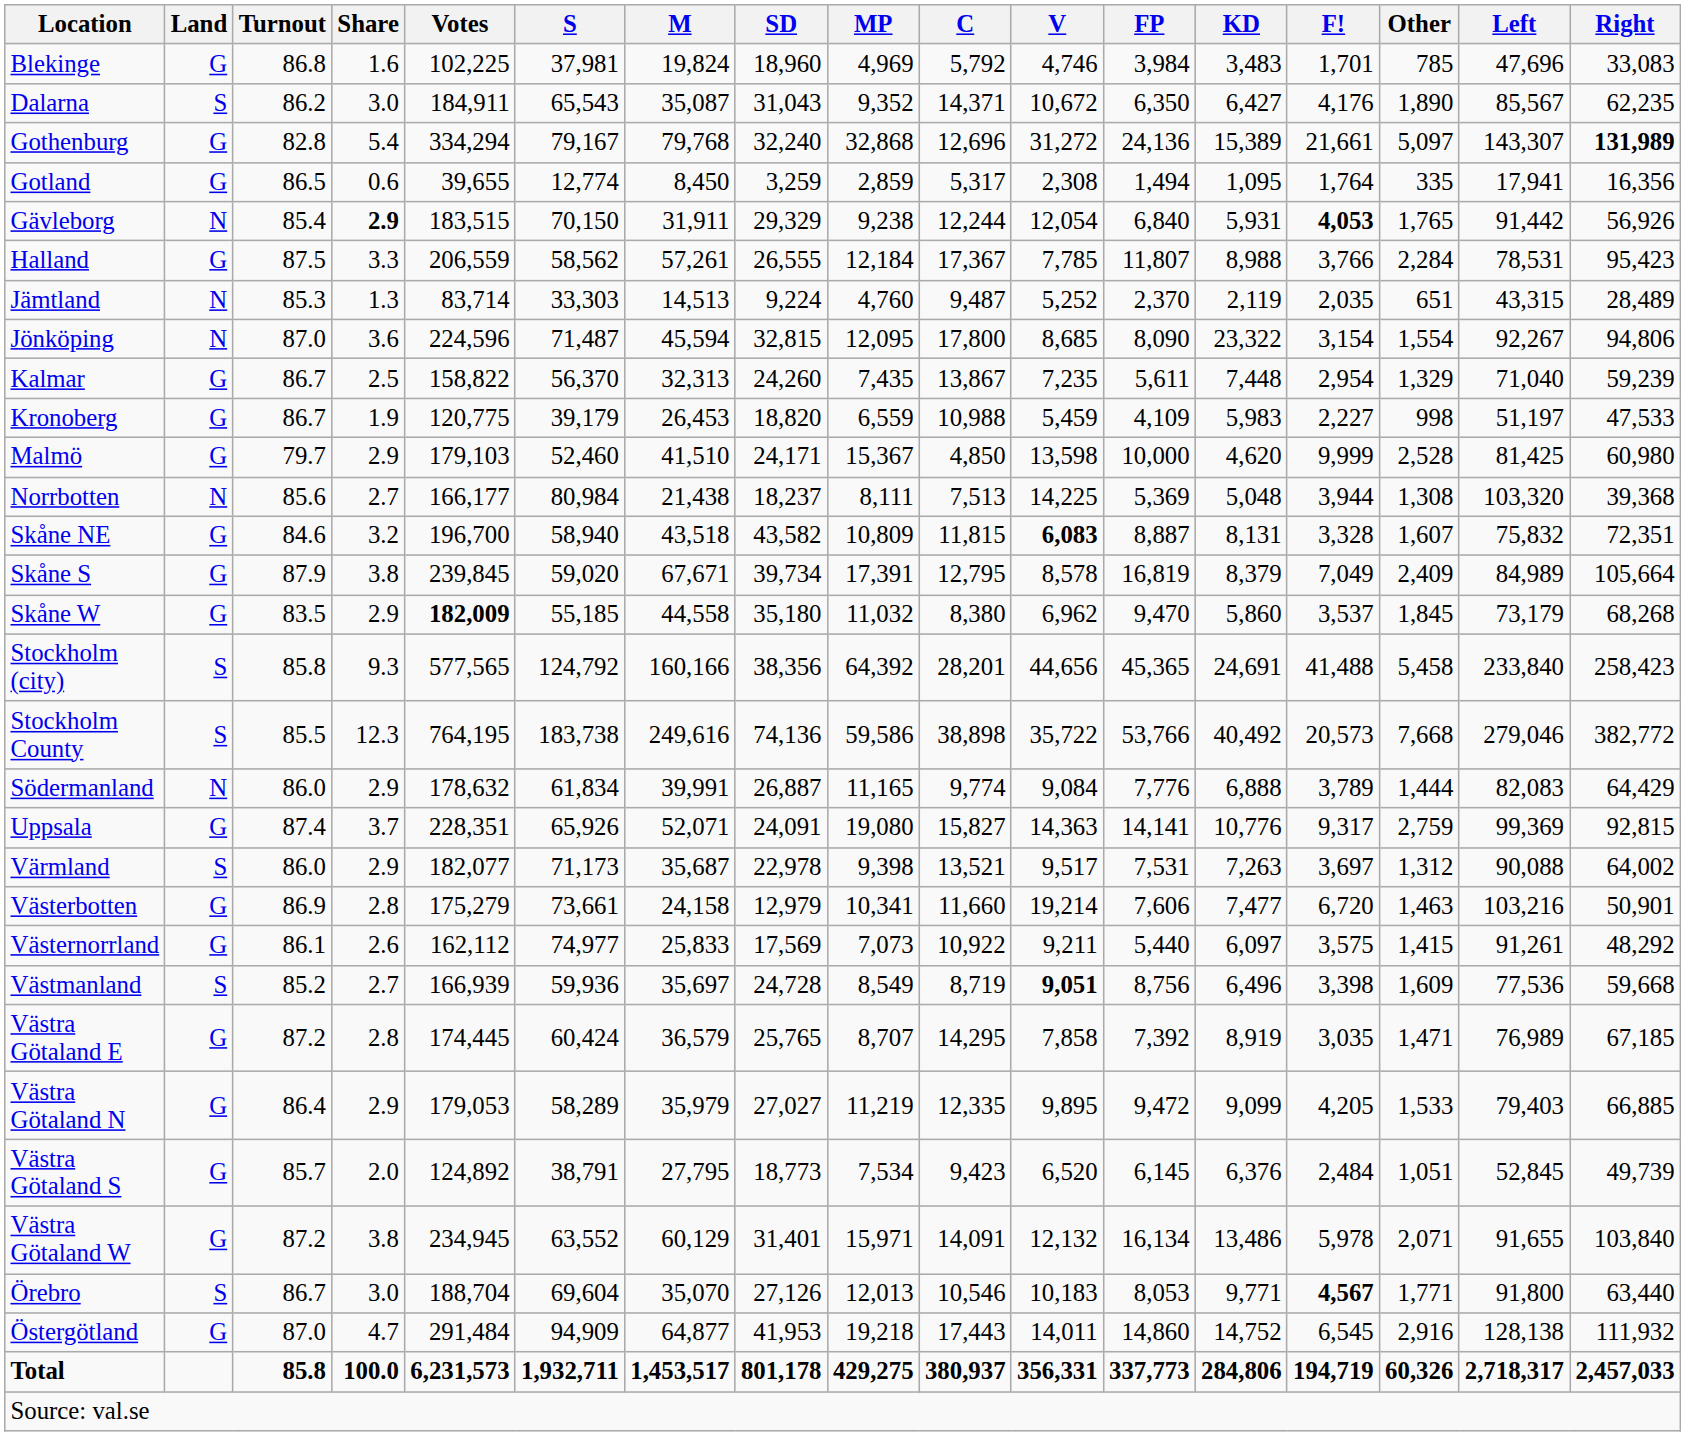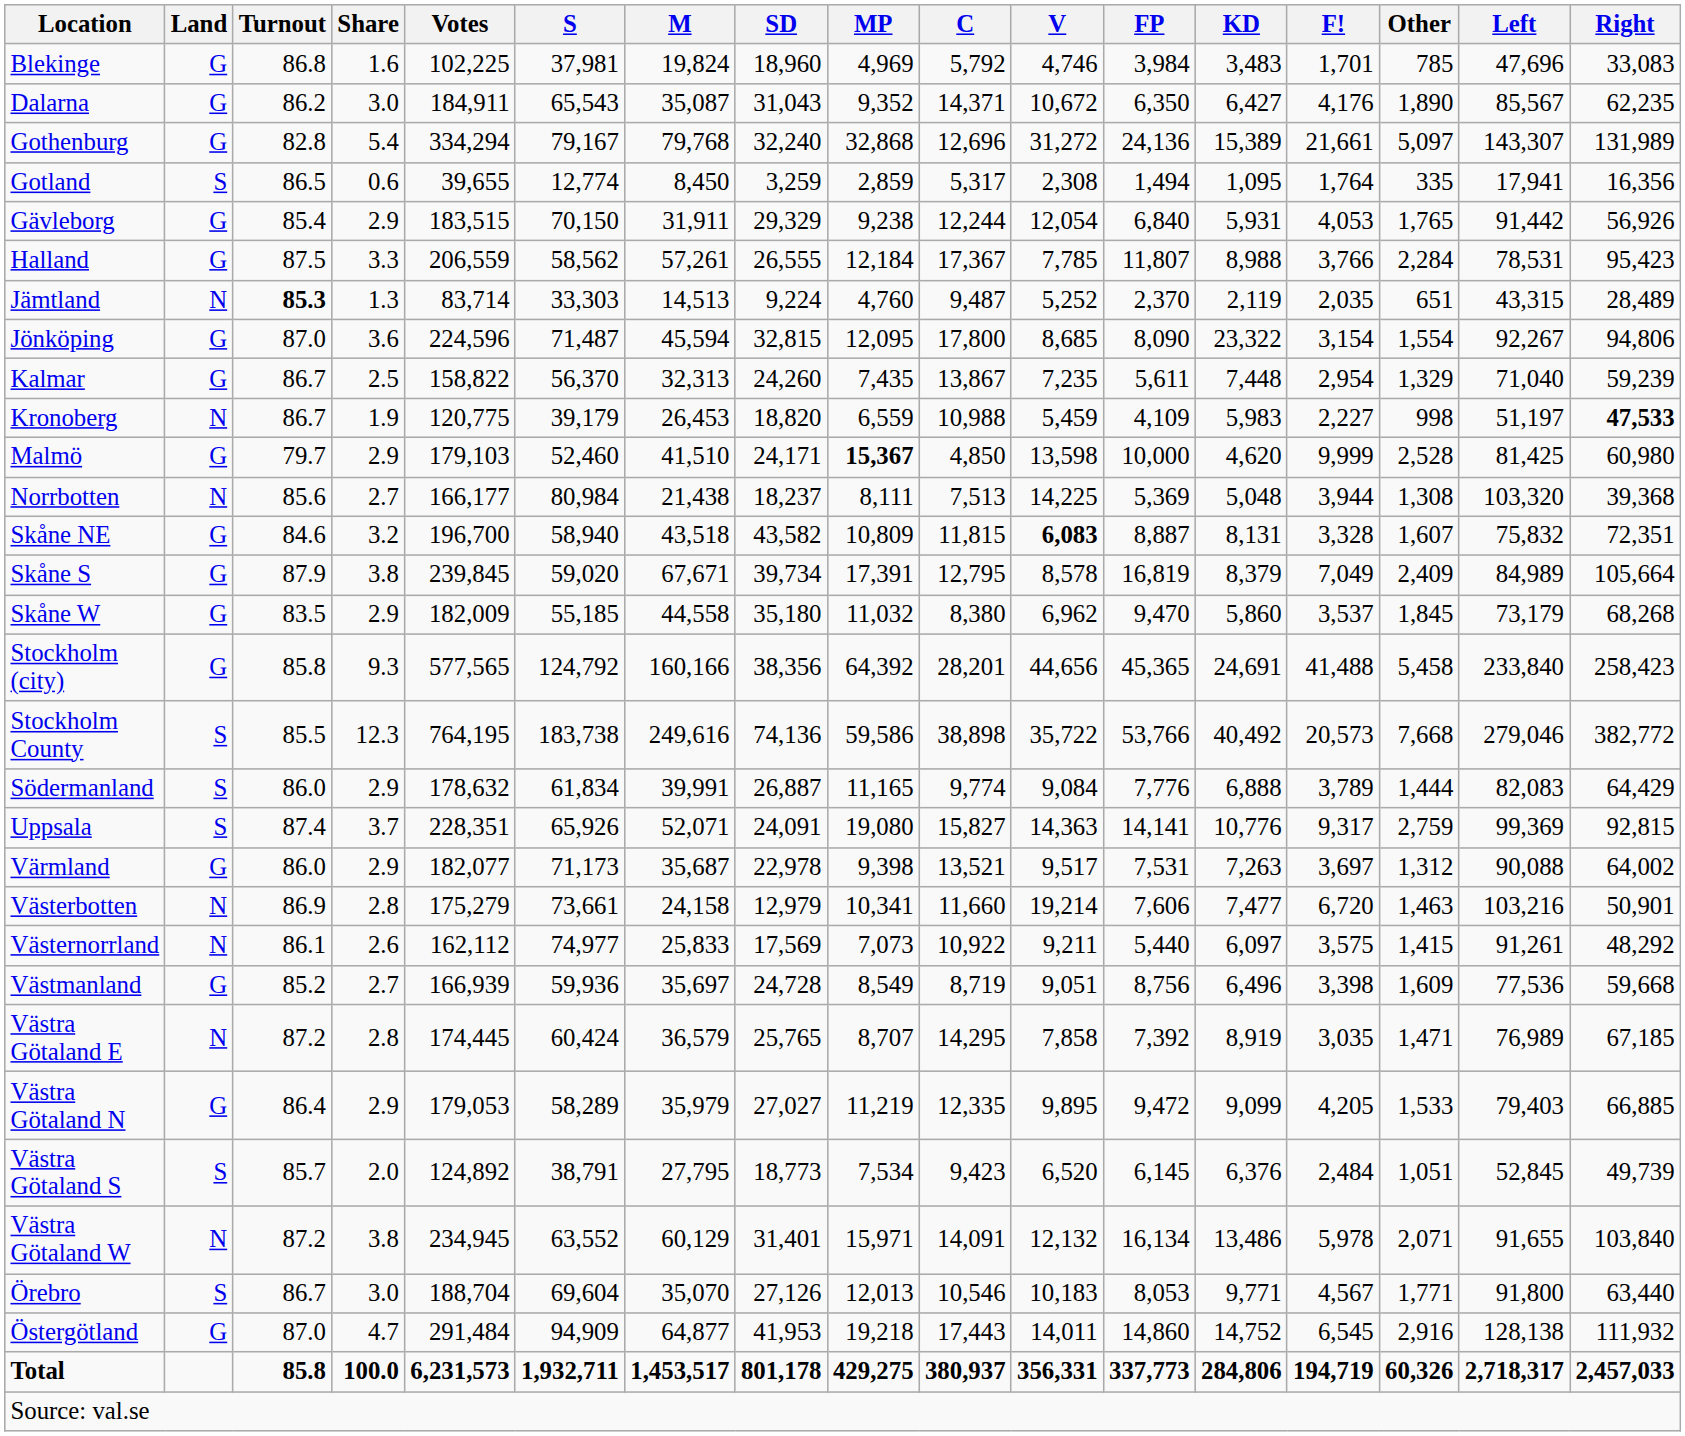(220, 102) S -> (218, 102) G
(1634, 142) bold -> (1634, 142) normal
(218, 181) G -> (220, 181) S
(218, 220) N -> (218, 220) G
(383, 220) bold -> (383, 220) normal
(1346, 220) bold -> (1346, 220) normal
(304, 299) normal -> (304, 299) bold
(218, 338) N -> (218, 338) G
(218, 417) G -> (218, 417) N
(1640, 417) normal -> (1640, 417) bold
(879, 456) normal -> (879, 456) bold
(469, 614) bold -> (469, 614) normal
(220, 667) S -> (218, 667) G
(218, 787) N -> (220, 787) S
(218, 827) G -> (220, 827) S
(220, 866) S -> (218, 866) G
(218, 905) G -> (218, 905) N
(218, 945) G -> (218, 945) N
(220, 984) S -> (218, 984) G
(1070, 984) bold -> (1070, 984) normal
(218, 1037) G -> (218, 1037) N
(218, 1172) G -> (220, 1172) S
(218, 1239) G -> (218, 1239) N
(1346, 1292) bold -> (1346, 1292) normal
